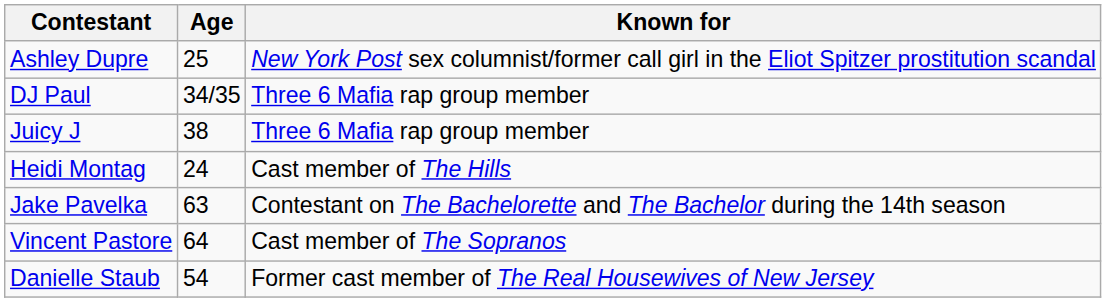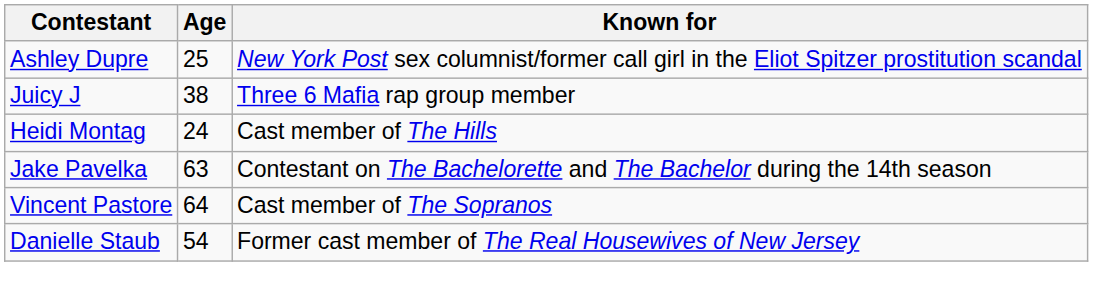- row: (50, 95)
